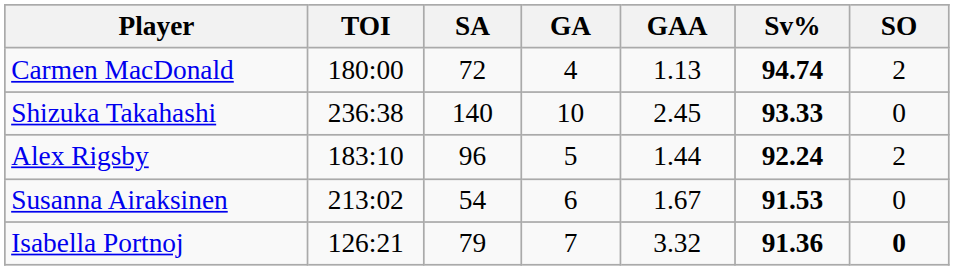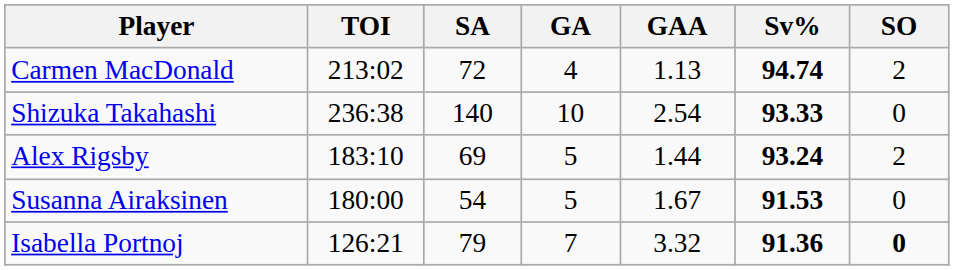(366, 69) 180:00 -> (366, 69) 213:02
(677, 112) 2.45 -> (677, 112) 2.54
(472, 156) 96 -> (472, 156) 69
(792, 156) 92.24 -> (792, 156) 93.24
(366, 199) 213:02 -> (366, 199) 180:00
(571, 199) 6 -> (571, 199) 5
